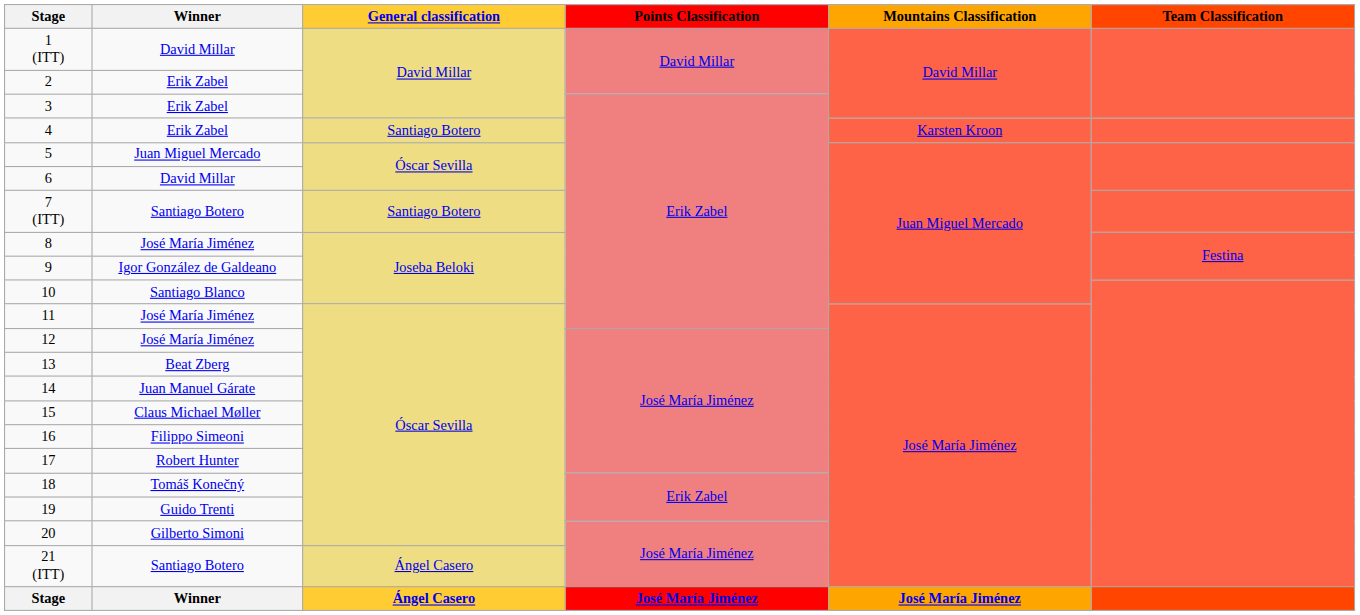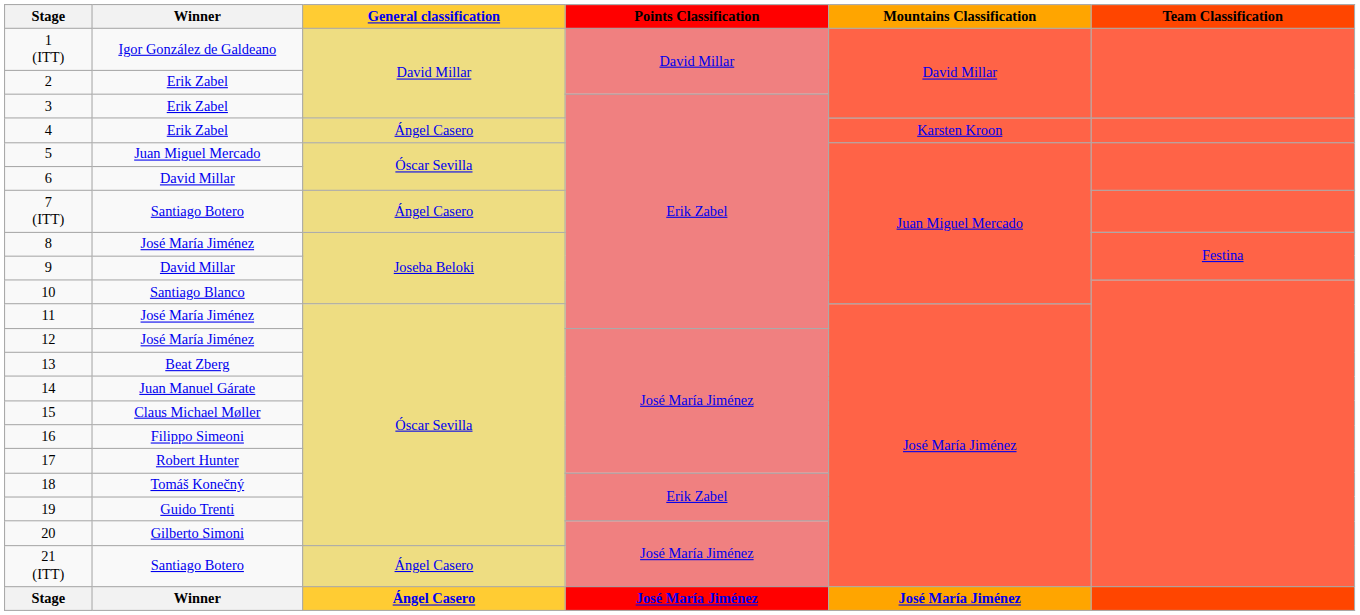(197, 49) David Millar -> (197, 49) Igor González de Galdeano
(434, 130) Santiago Botero -> (434, 130) Ángel Casero
(434, 211) Santiago Botero -> (434, 211) Ángel Casero
(197, 268) Igor González de Galdeano -> (197, 268) David Millar
